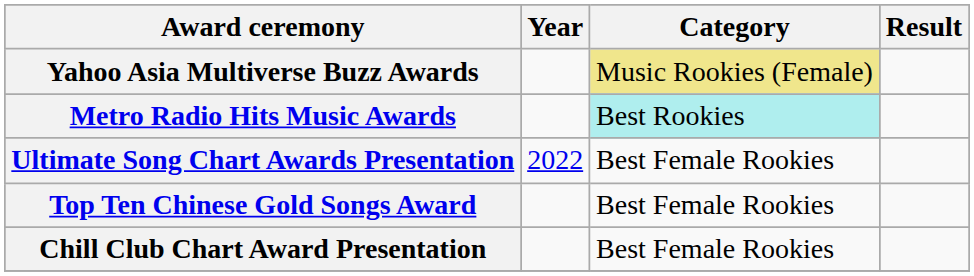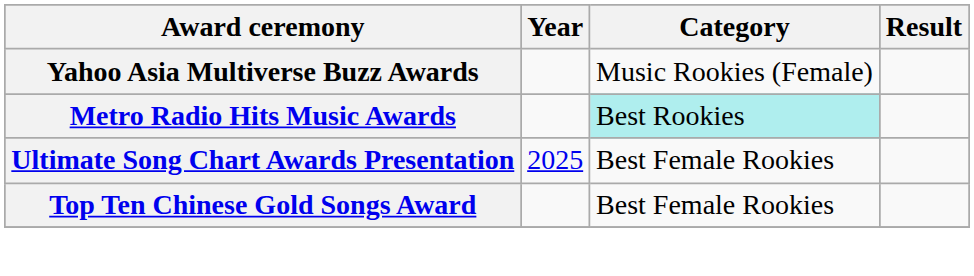(735, 71) khaki background -> (735, 71) no background
(555, 159) 2022 -> (555, 159) 2025
- row: (263, 248)
